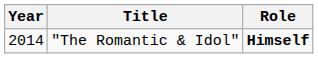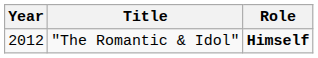(26, 41) 2014 -> (26, 41) 2012
